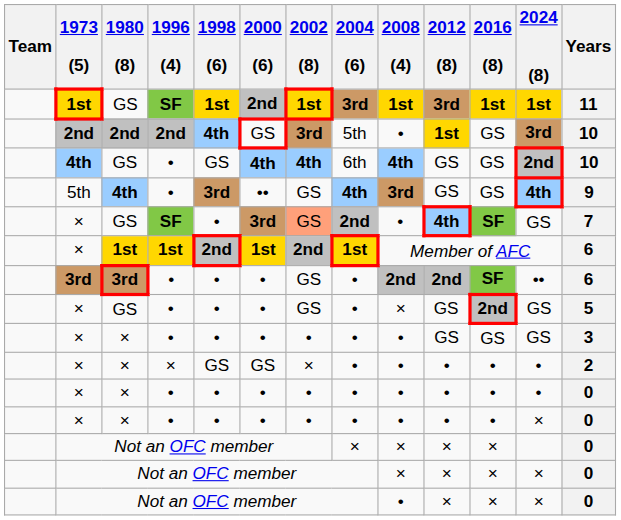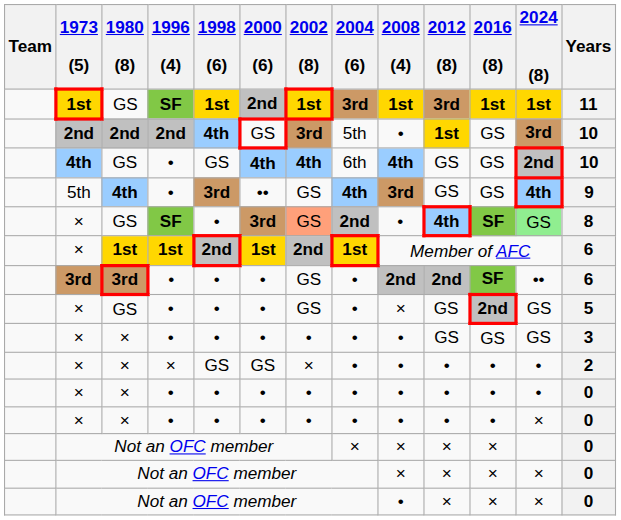(539, 221) no background -> (539, 221) lightgreen background
(588, 221) 7 -> (588, 221) 8
